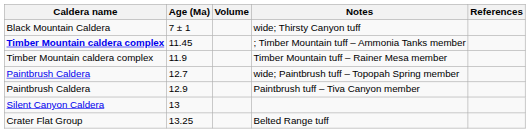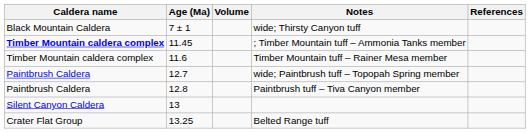(178, 58) 11.9 -> (178, 58) 11.6
(178, 89) 12.9 -> (178, 89) 12.8
